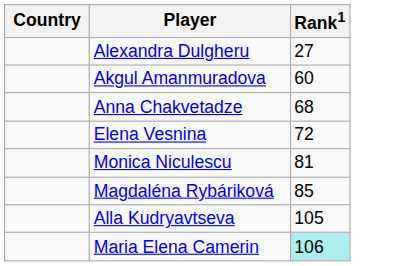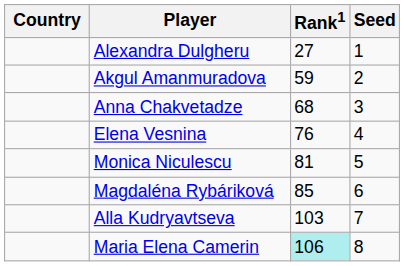+ column: (375, 20)
(304, 79) 60 -> (304, 79) 59
(304, 134) 72 -> (304, 134) 76
(309, 218) 105 -> (309, 218) 103
